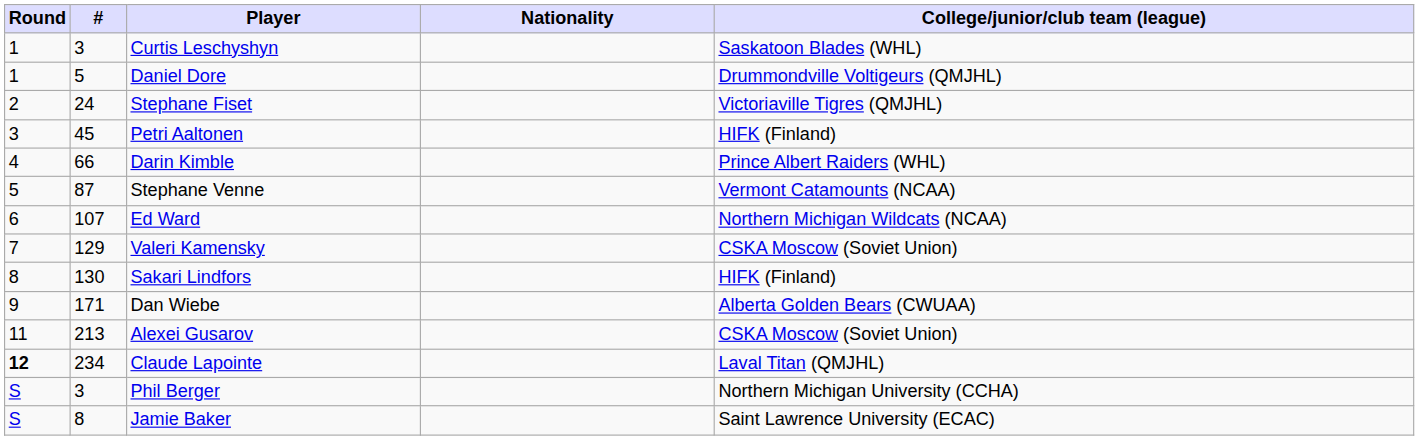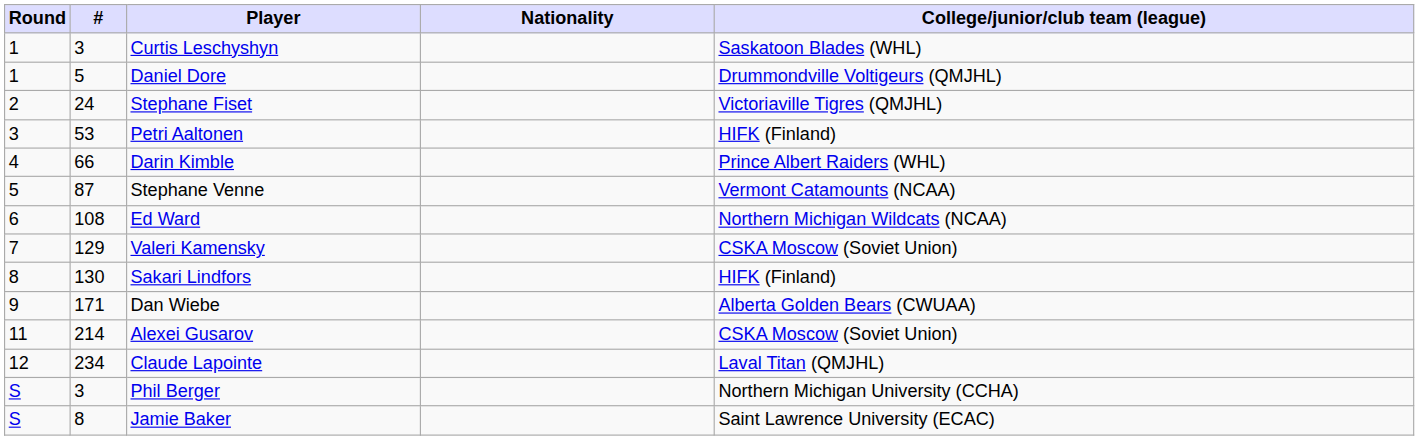(84, 133) 45 -> (84, 133) 53
(89, 219) 107 -> (89, 219) 108
(89, 334) 213 -> (89, 334) 214
(19, 362) bold -> (19, 362) normal
